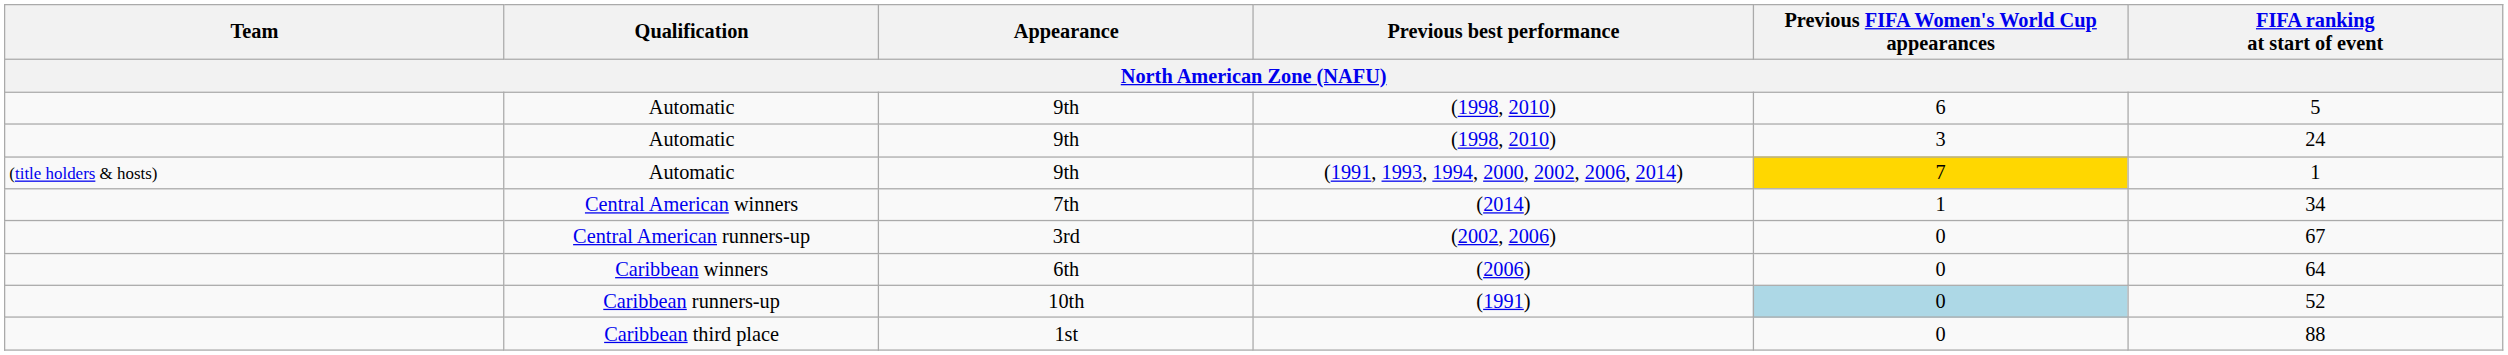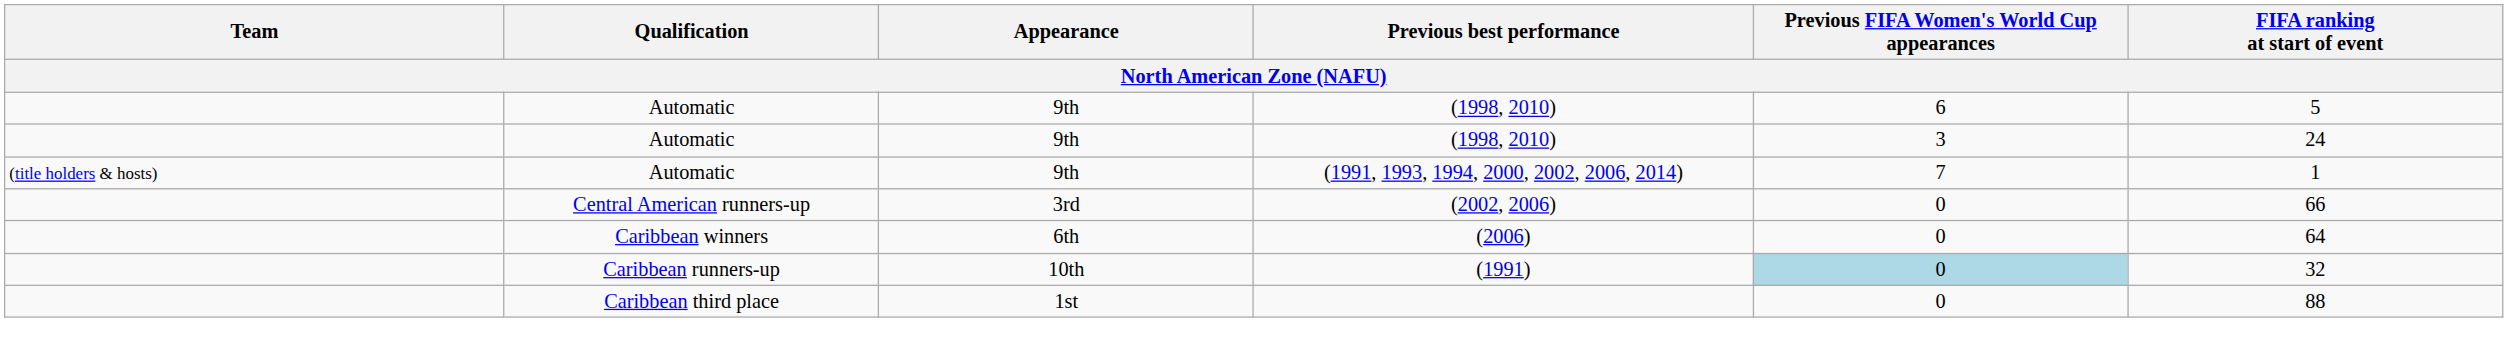(1941, 172) gold background -> (1941, 172) no background
- row: (692, 204)
(2315, 236) 67 -> (2315, 204) 66
(2315, 301) 52 -> (2315, 269) 32
